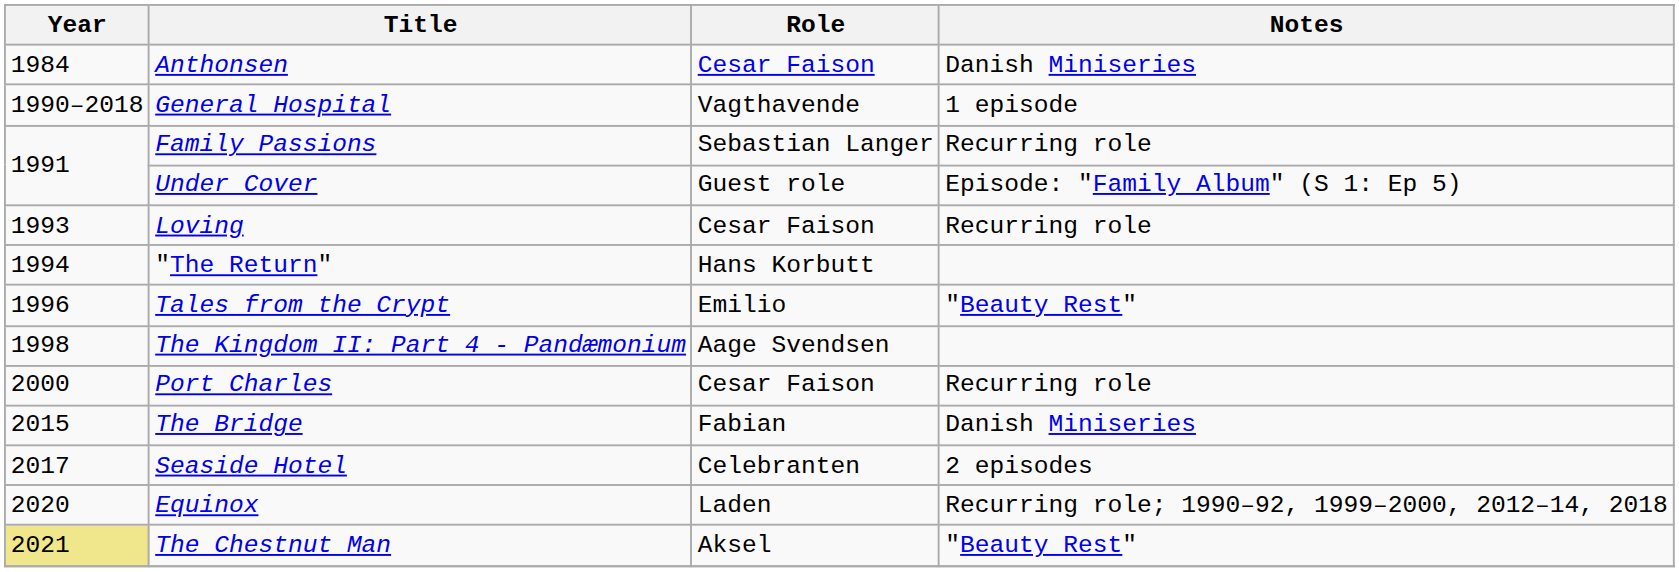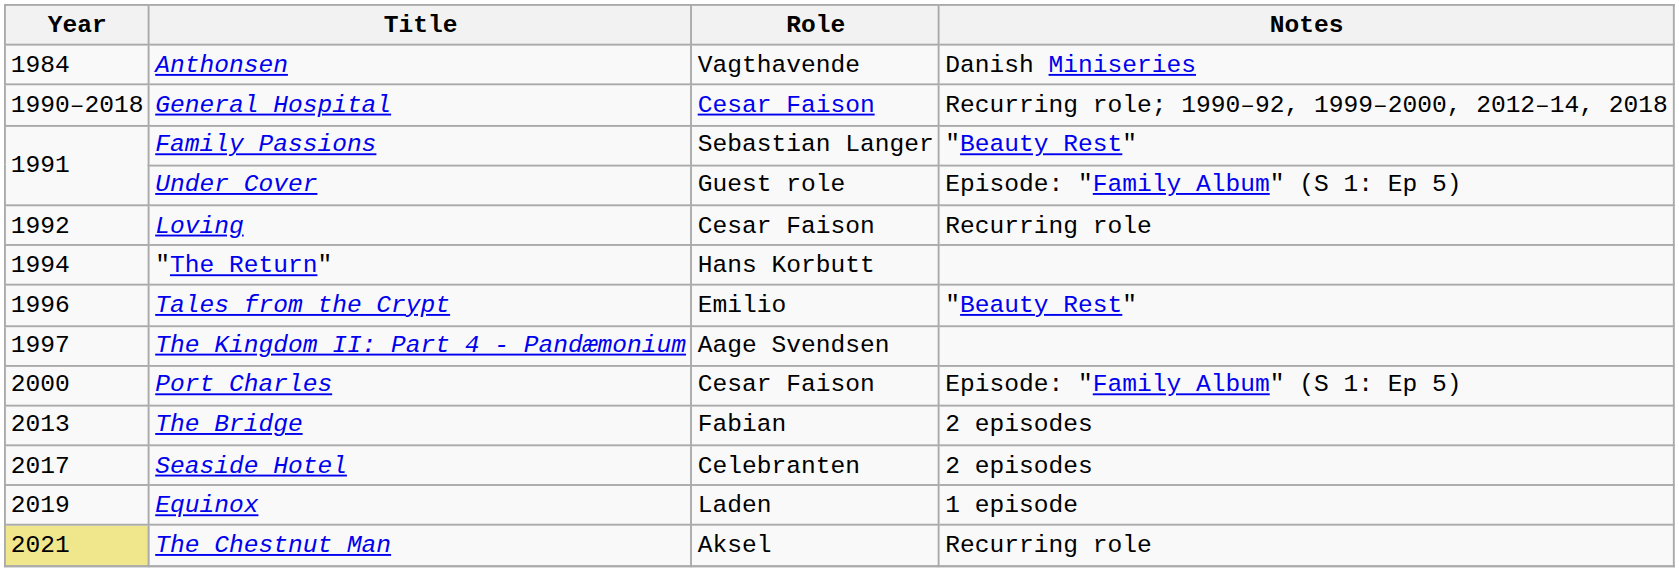(786, 65) Cesar Faison -> (779, 65) Vagthavende
(779, 105) Vagthavende -> (786, 105) Cesar Faison
(1012, 105) 1 episode -> (1307, 105) Recurring role; 1990–92, 1999–2000, 2012–14, 2018
(1049, 145) Recurring role -> (1041, 145) "Beauty Rest"
(40, 225) 1993 -> (40, 225) 1992
(40, 345) 1998 -> (40, 345) 1997
(1049, 385) Recurring role -> (1203, 385) Episode: "Family Album" (S 1: Ep 5)
(40, 425) 2015 -> (40, 425) 2013
(1071, 425) Danish Miniseries -> (1019, 425) 2 episodes
(40, 505) 2020 -> (40, 505) 2019
(1307, 505) Recurring role; 1990–92, 1999–2000, 2012–14, 2018 -> (1012, 505) 1 episode
(1041, 546) "Beauty Rest" -> (1049, 546) Recurring role
